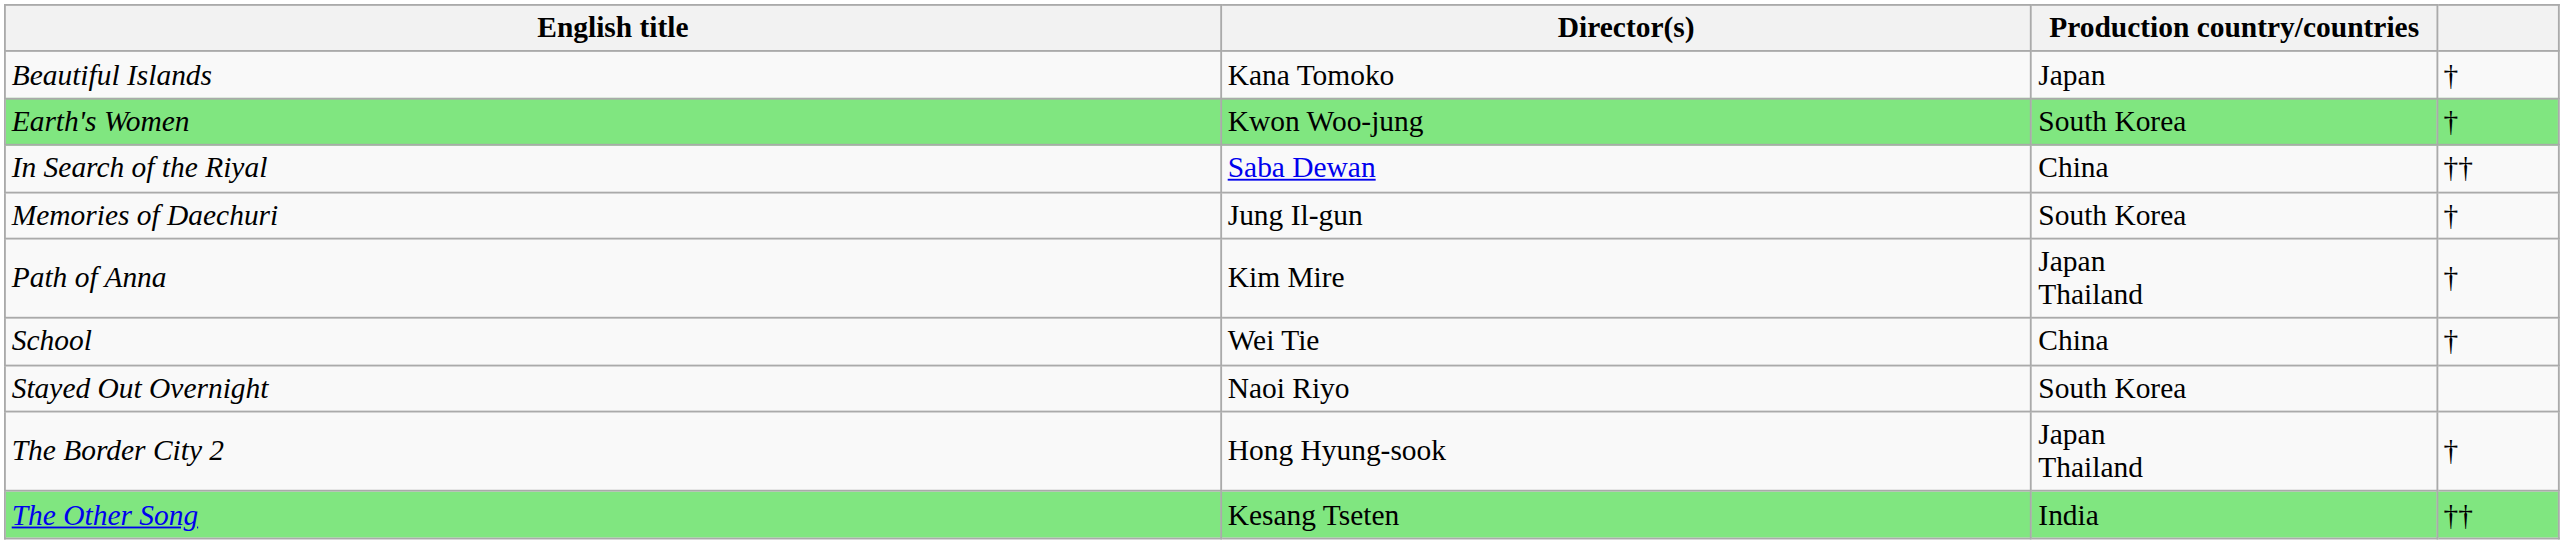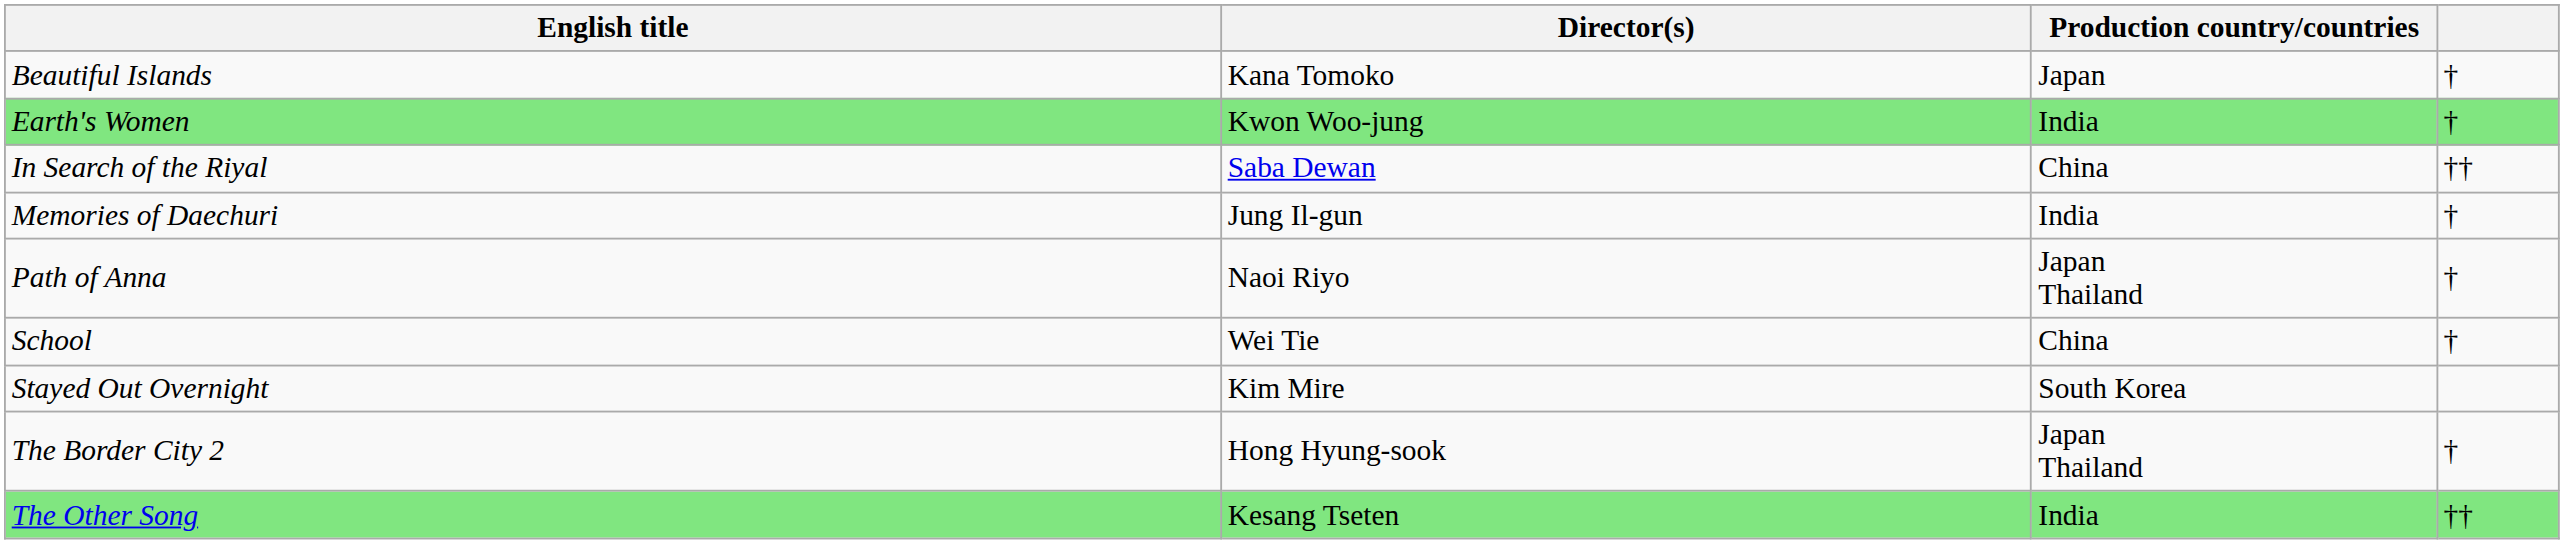(2112, 121) South Korea -> (2069, 121) India
(2112, 214) South Korea -> (2069, 214) India
(1286, 277) Kim Mire -> (1289, 277) Naoi Riyo
(1289, 387) Naoi Riyo -> (1286, 387) Kim Mire
